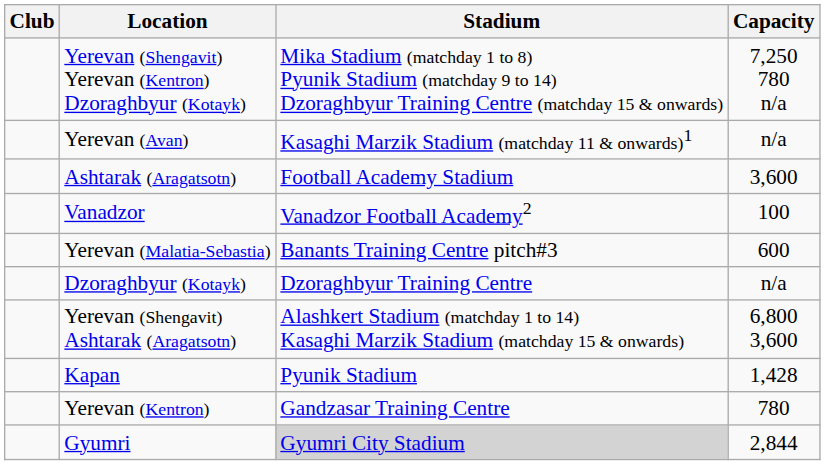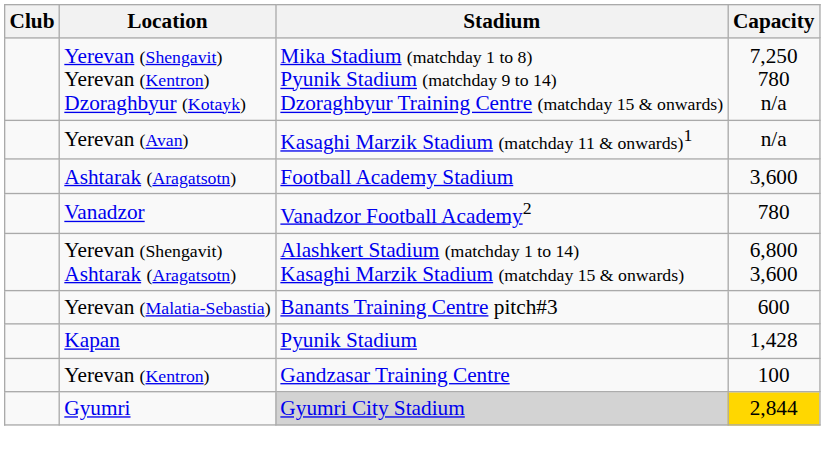(774, 212) 100 -> (774, 212) 780
rows swapped: (150, 328) <-> (167, 249)
- row: (155, 283)
(774, 408) 780 -> (774, 374) 100
(774, 442) no background -> (774, 408) gold background
